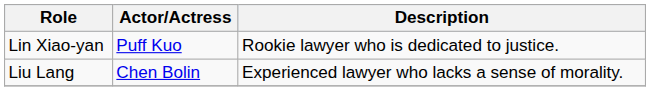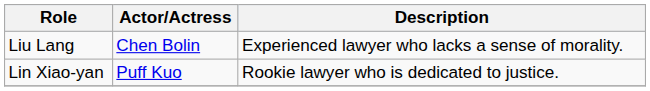rows swapped: (41, 72) <-> (56, 45)
